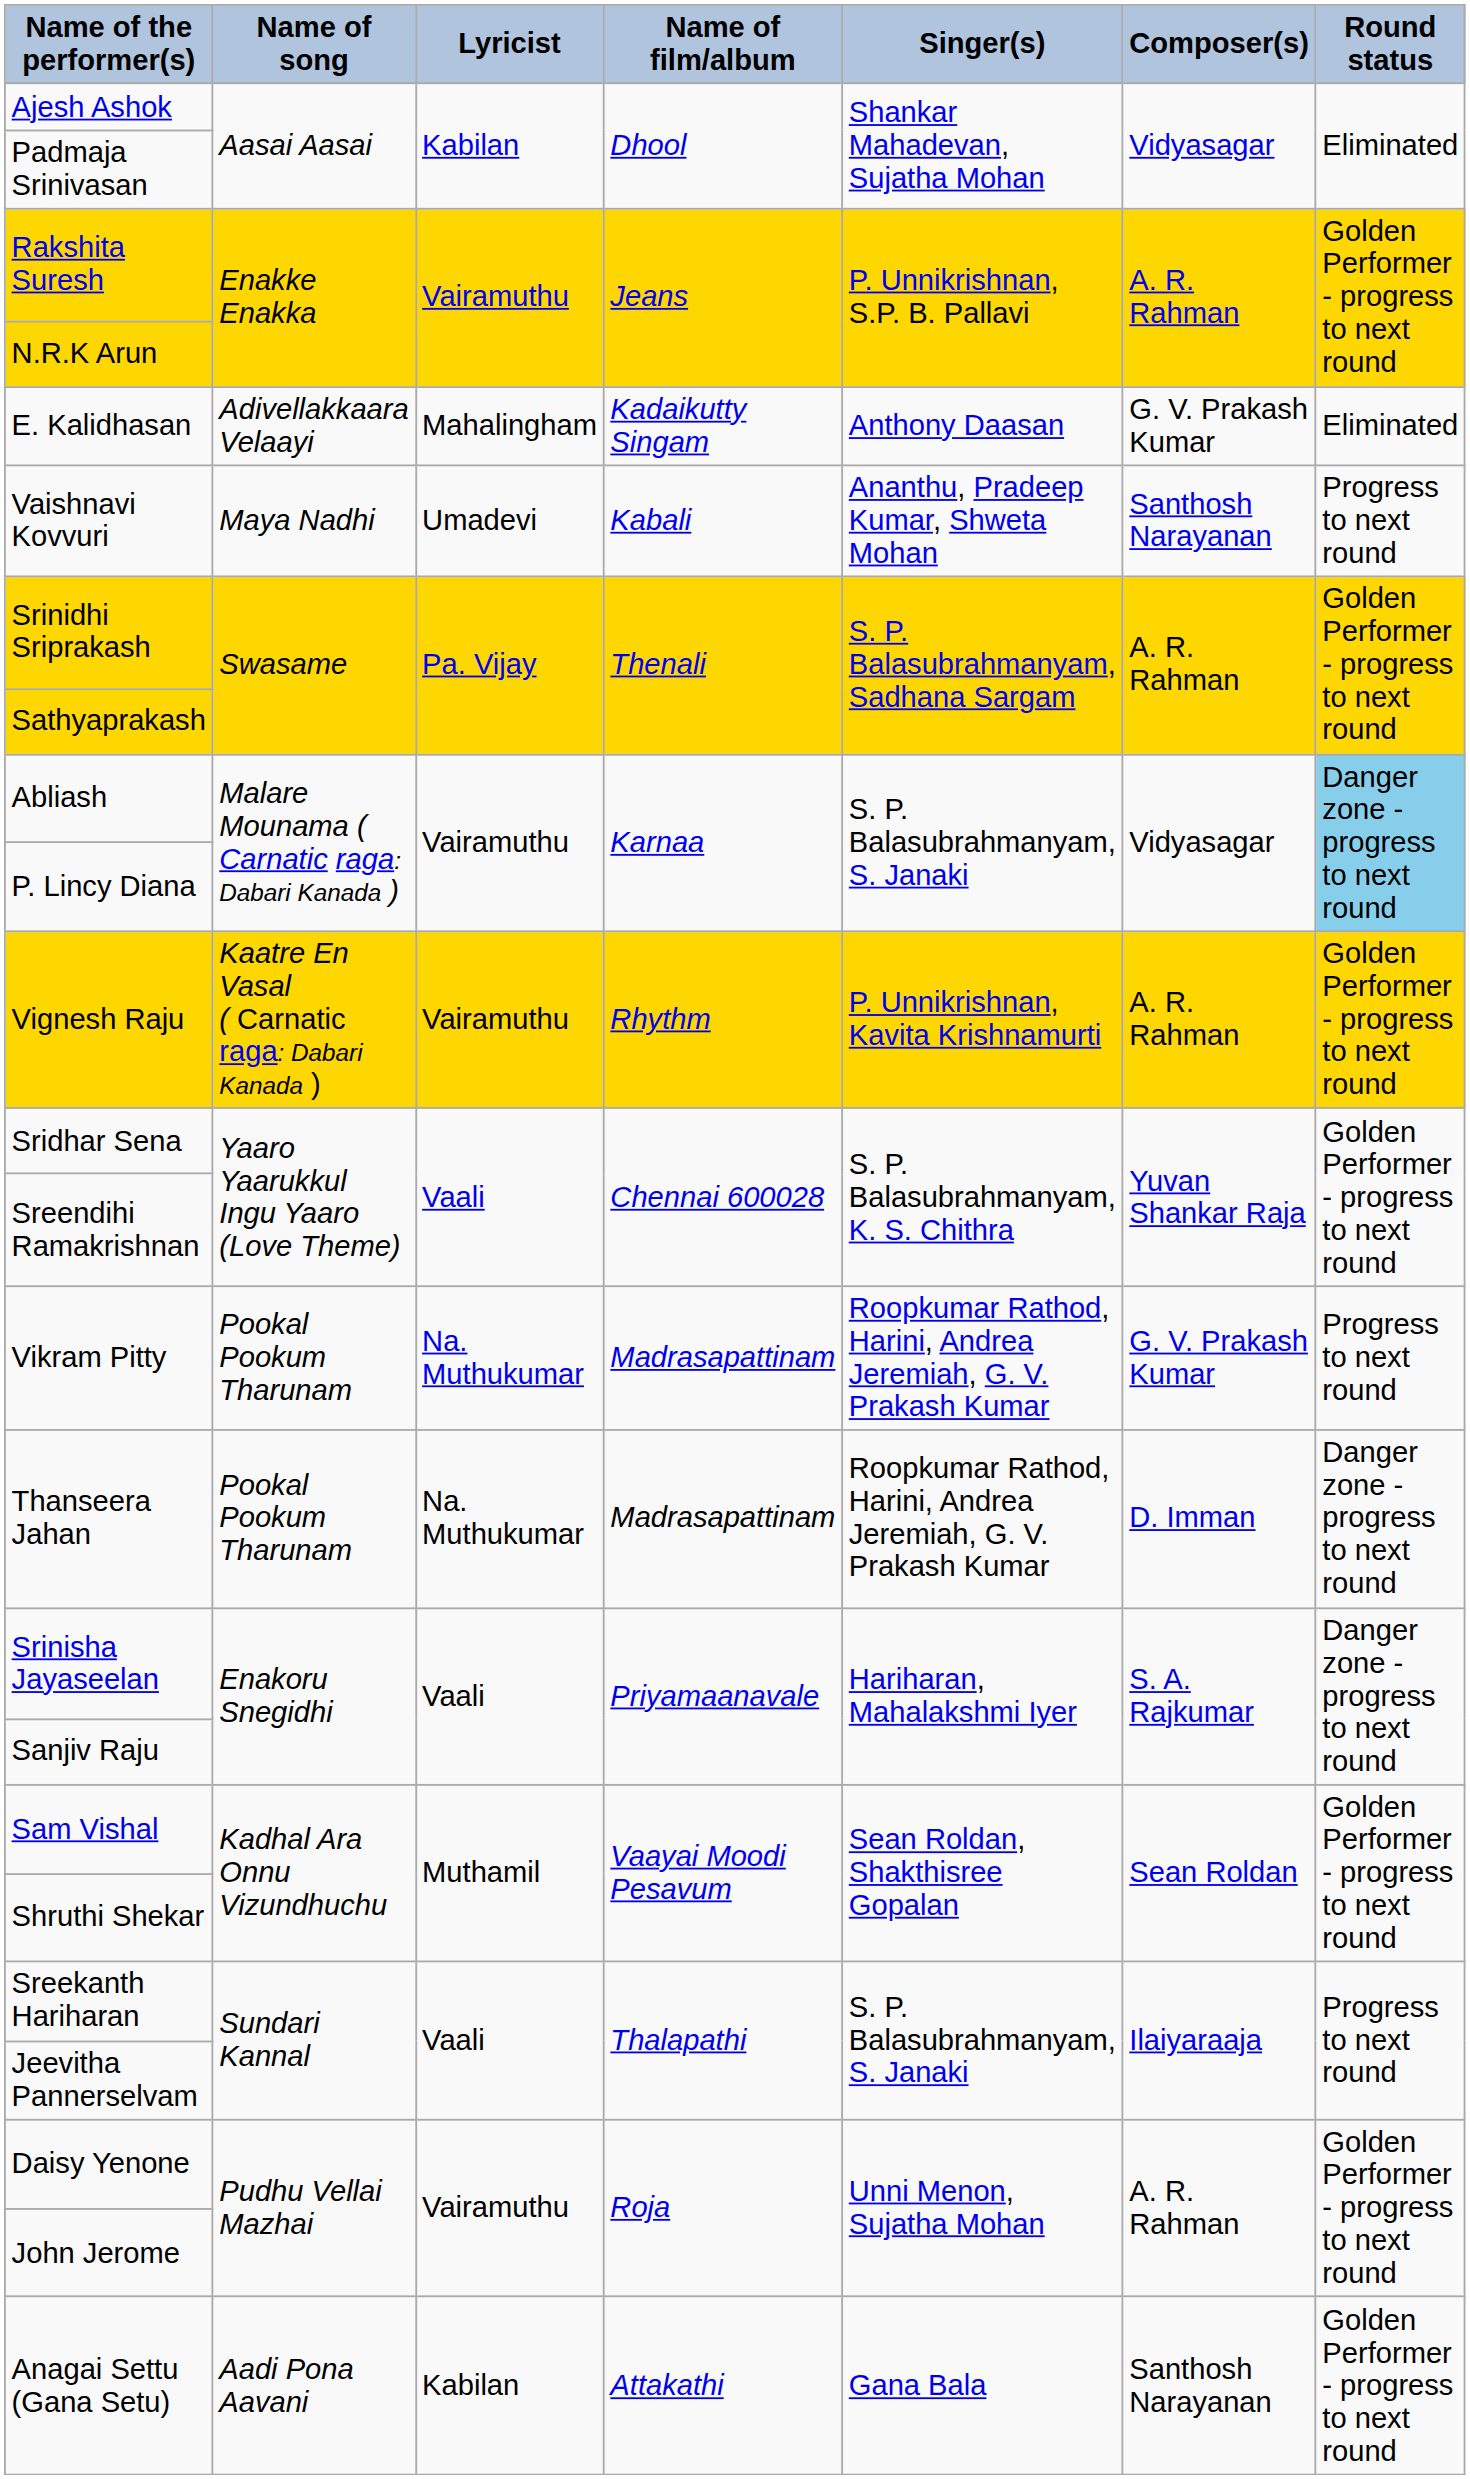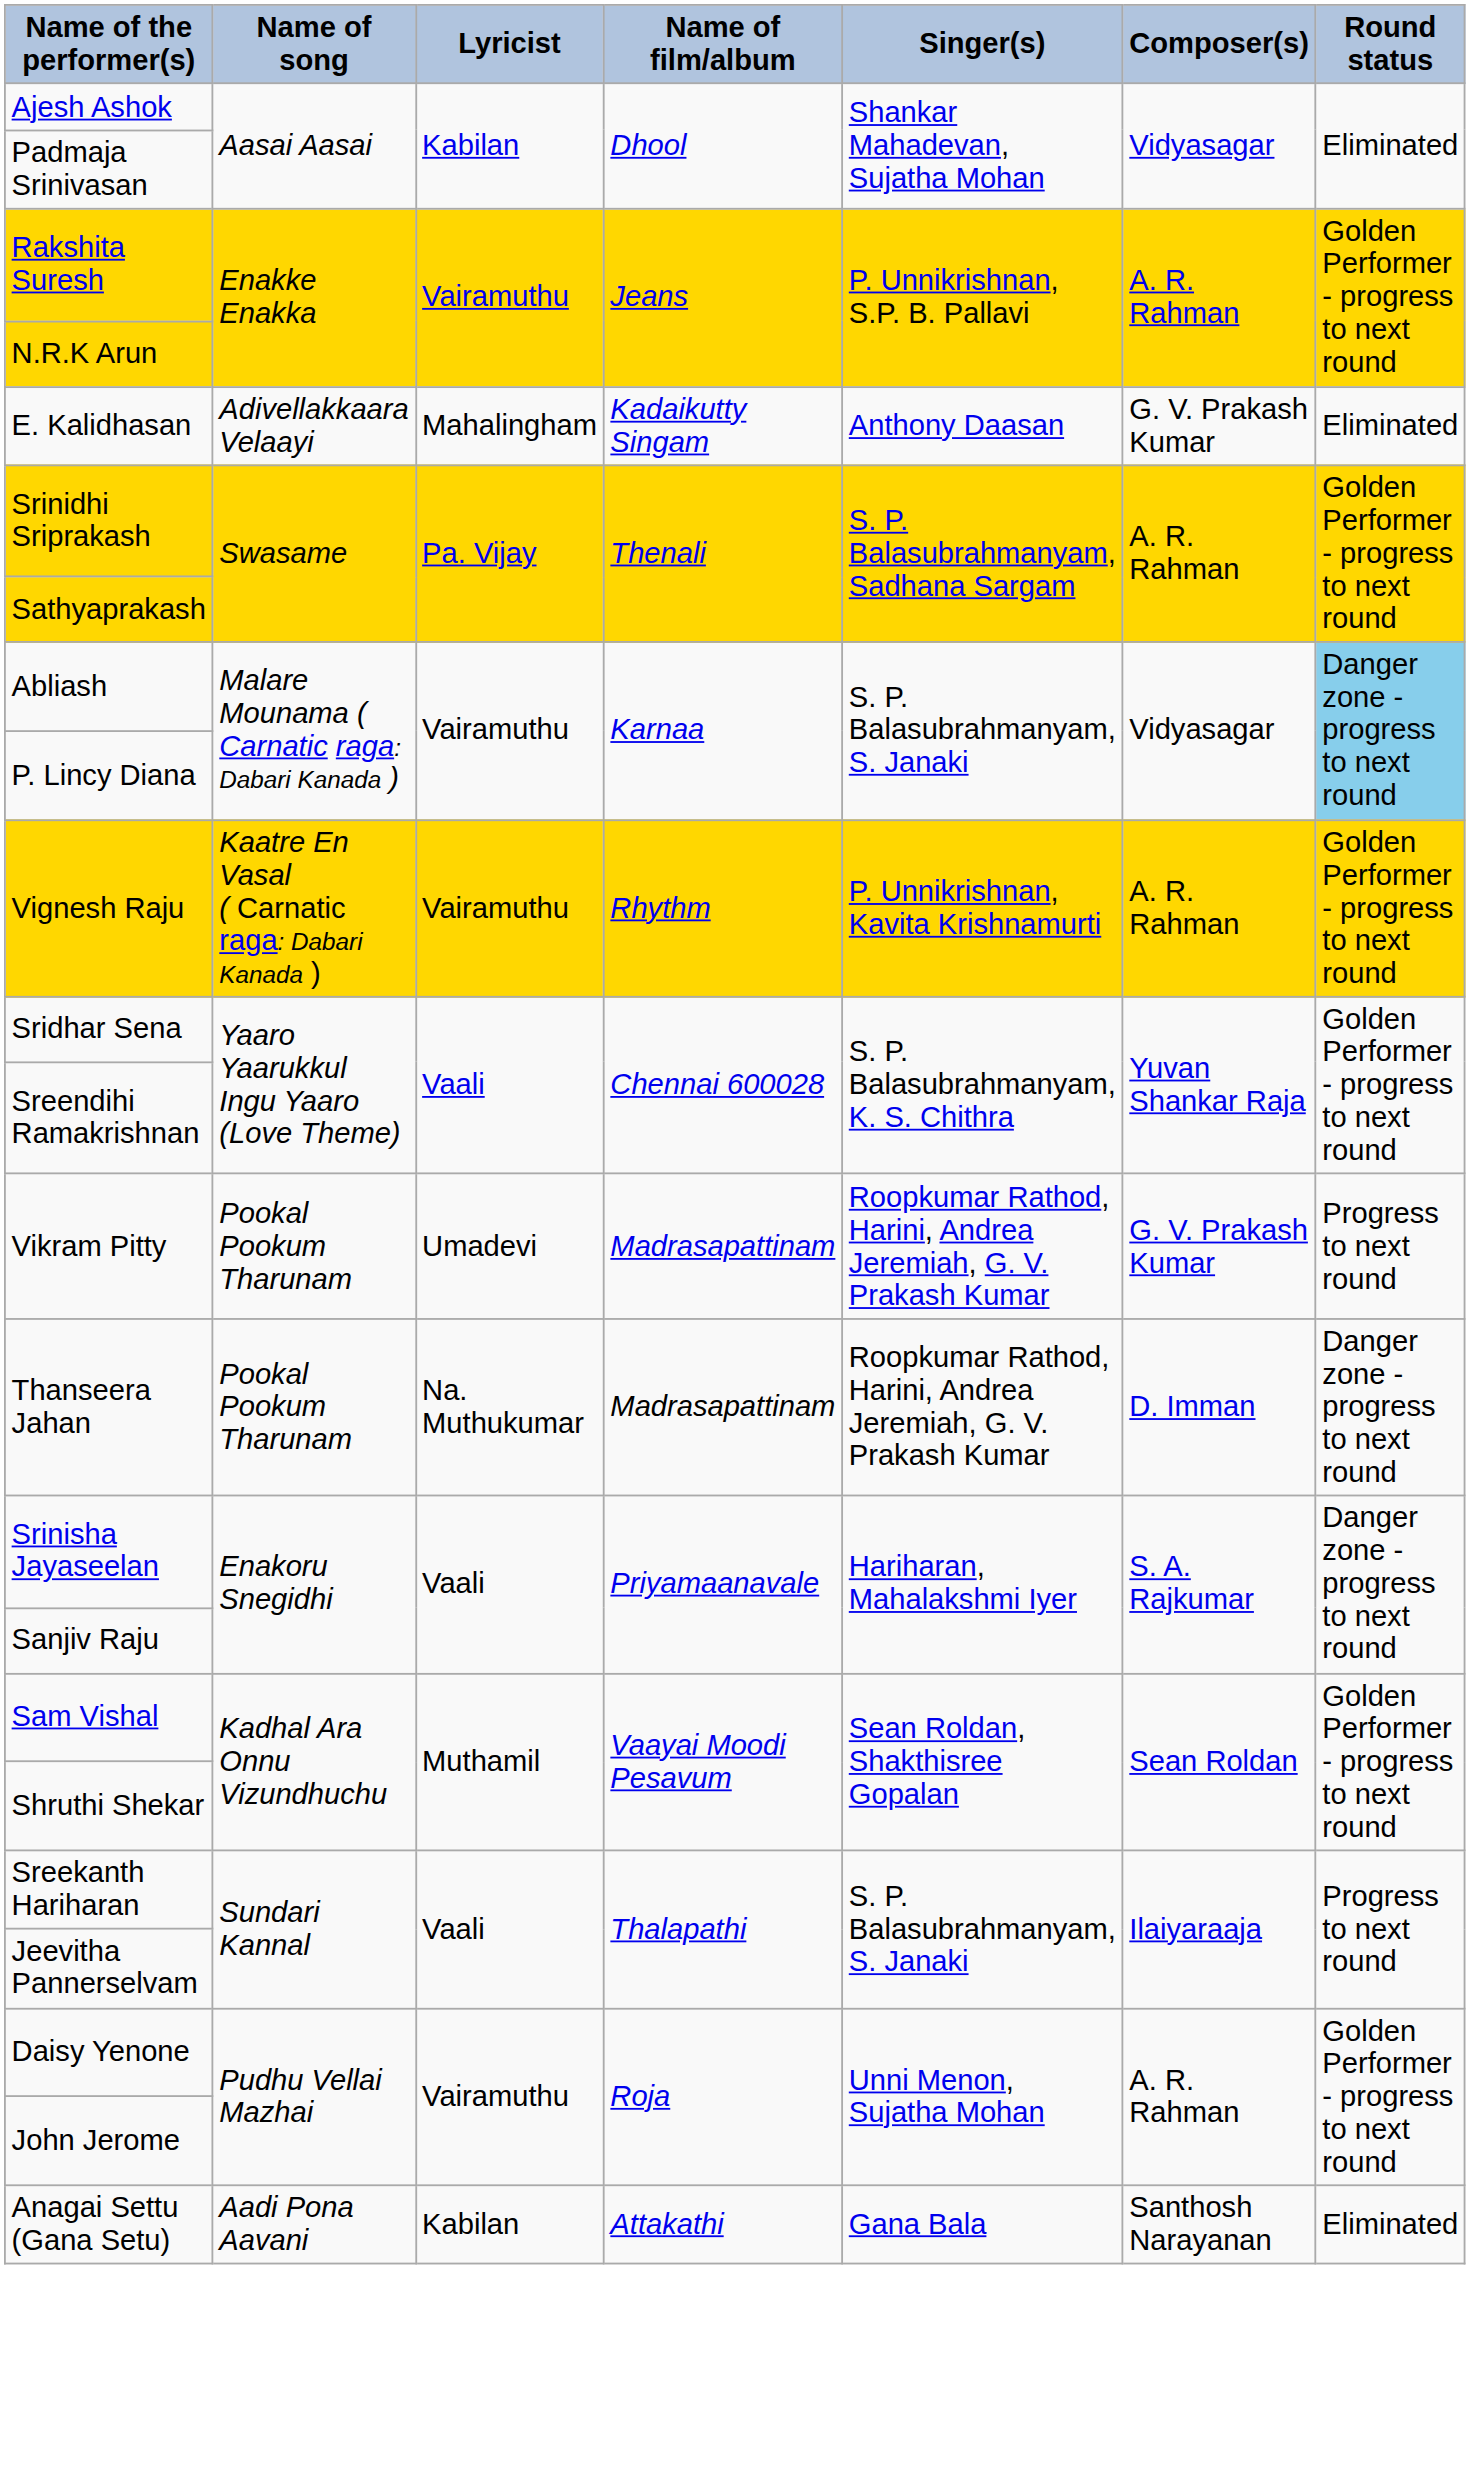- row: (74, 520)
(503, 1357) Na. Muthukumar -> (480, 1245) Umadevi
(1388, 2385) Golden Performer - progress to next round -> (1390, 2224) Eliminated
